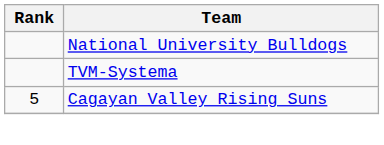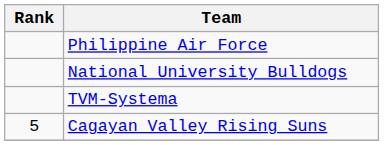+ row: (168, 45)
